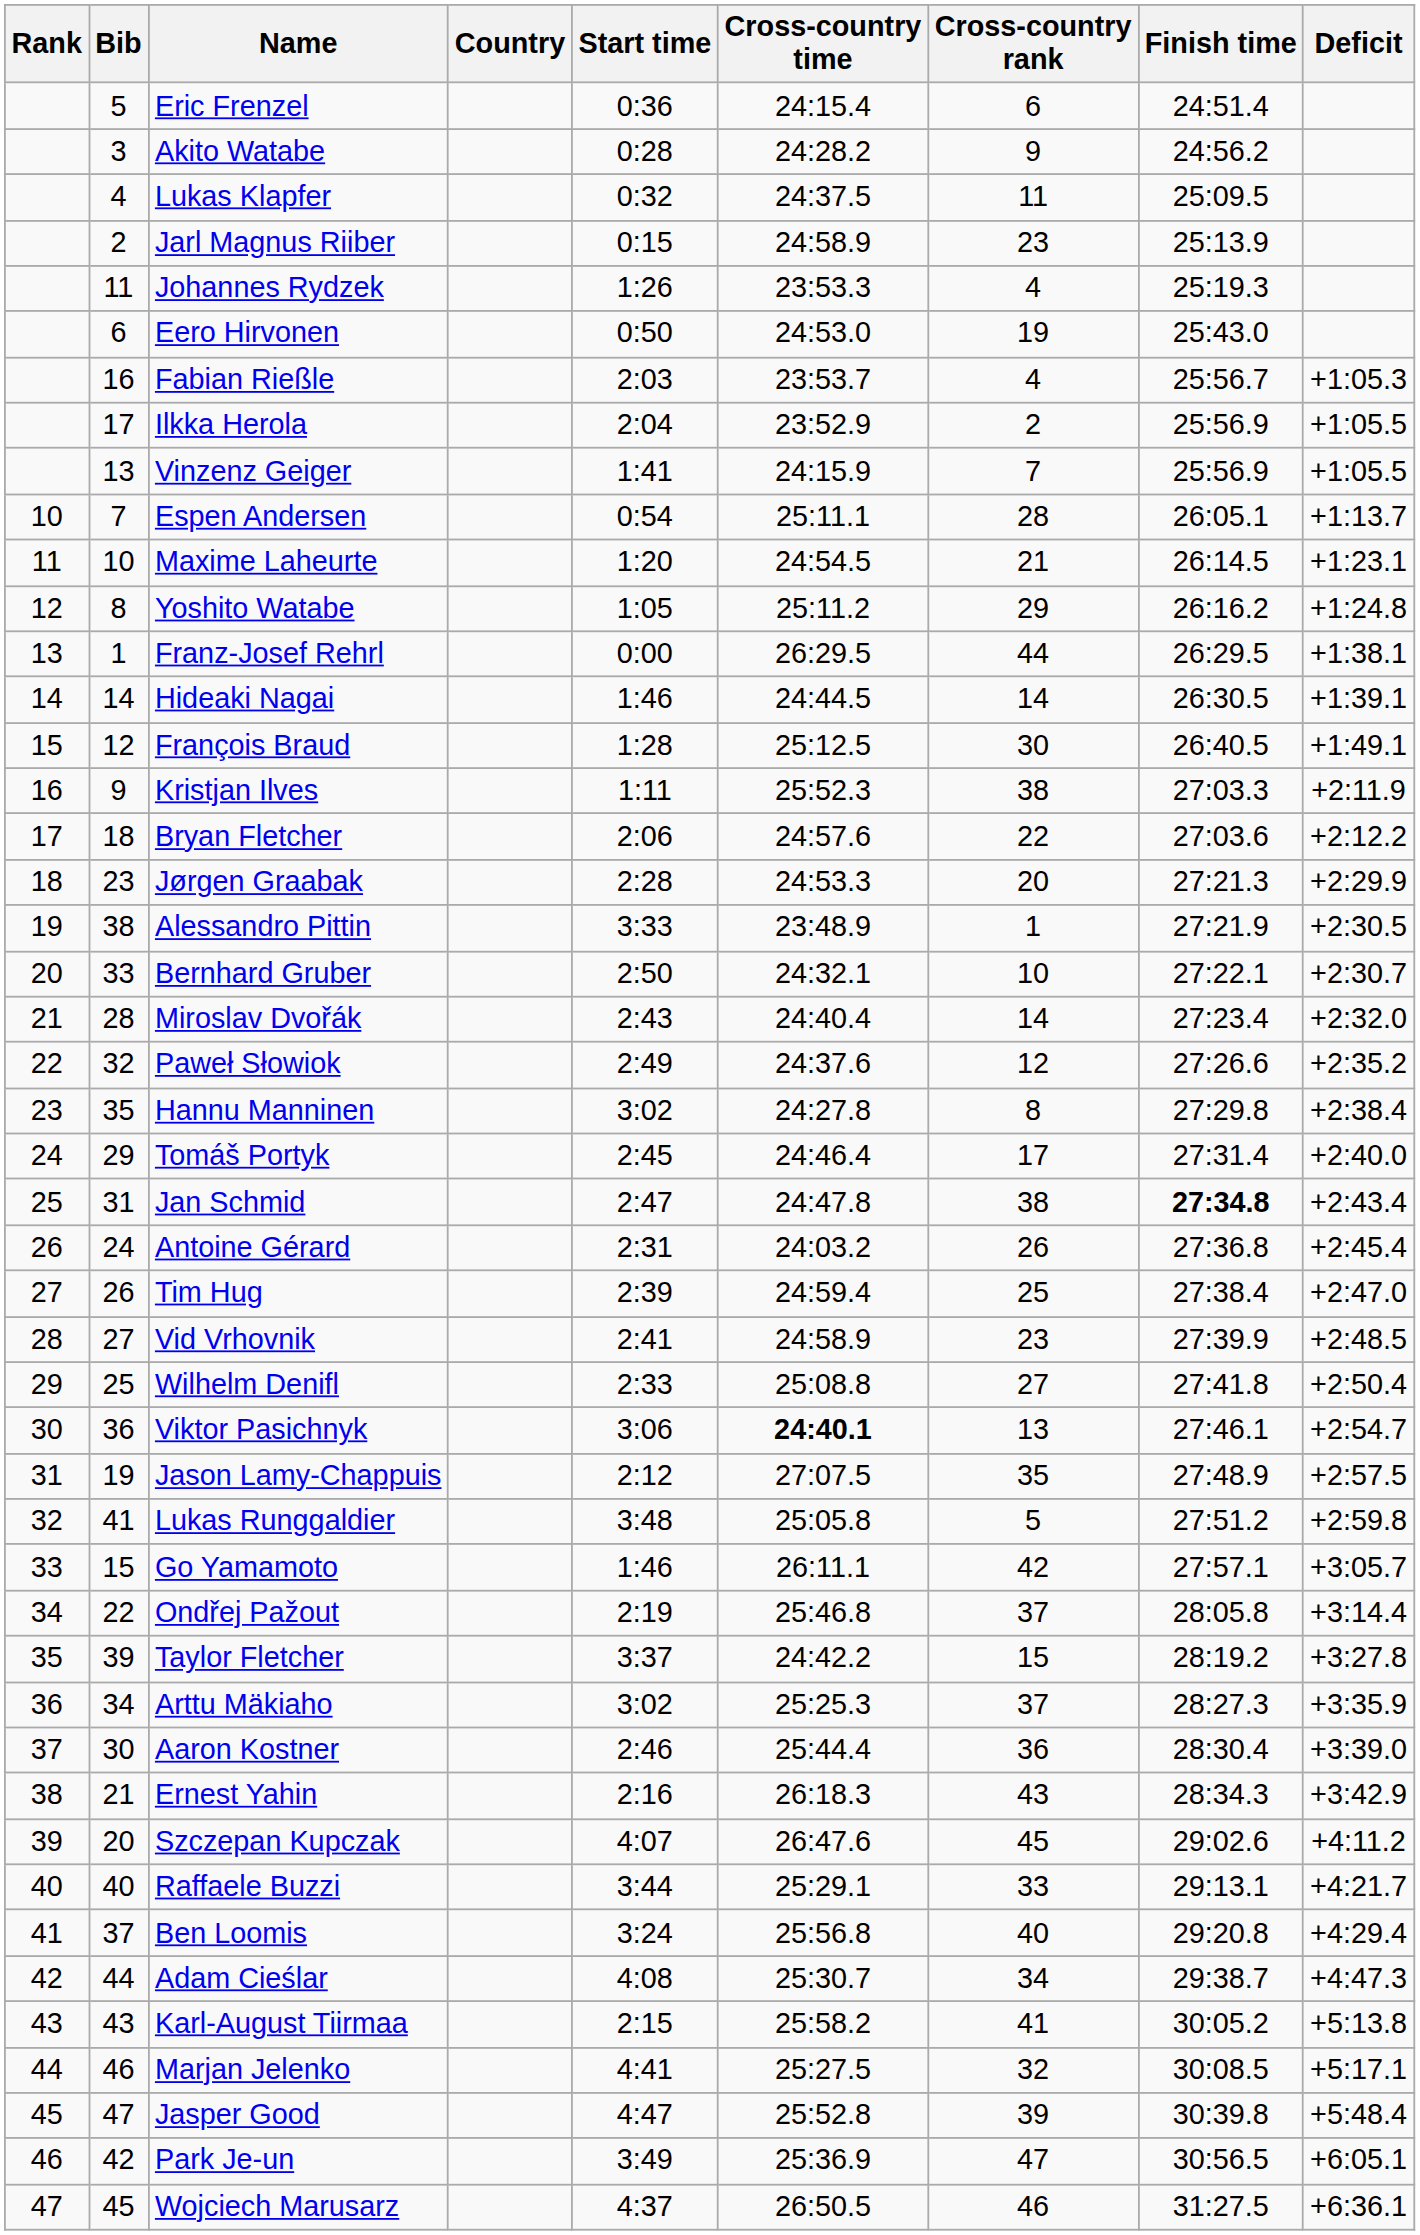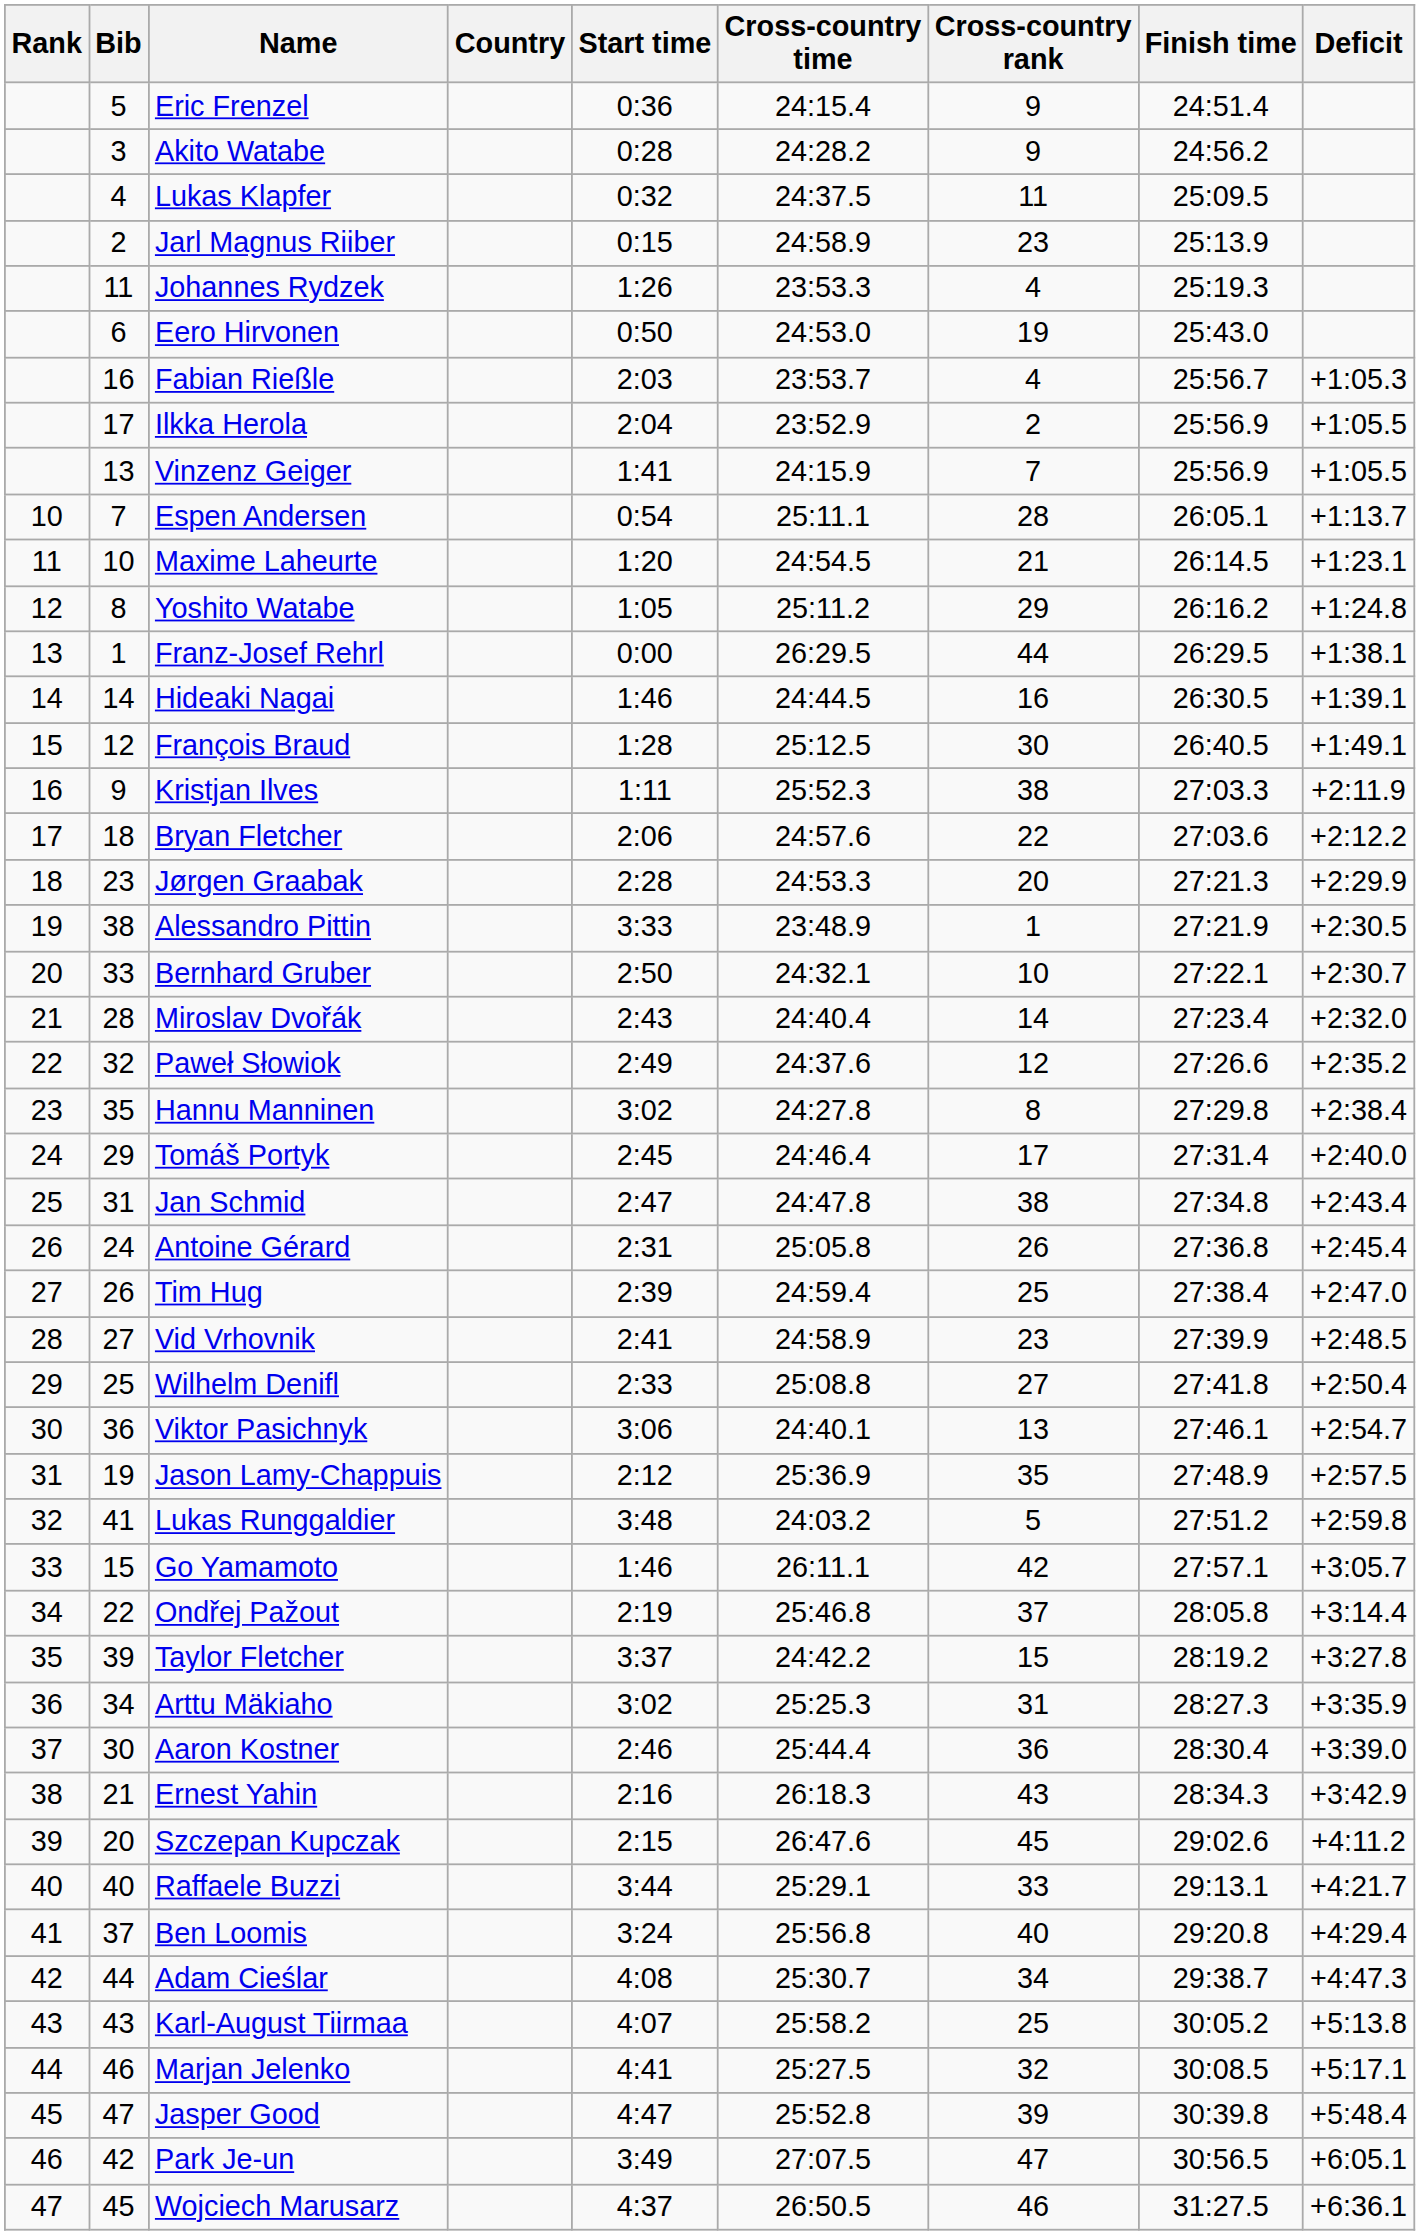(1033, 105) 6 -> (1033, 105) 9
(1033, 699) 14 -> (1033, 699) 16
(1221, 1201) bold -> (1221, 1201) normal
(823, 1247) 24:03.2 -> (823, 1247) 25:05.8
(823, 1429) bold -> (823, 1429) normal
(823, 1475) 27:07.5 -> (823, 1475) 25:36.9
(823, 1521) 25:05.8 -> (823, 1521) 24:03.2
(1033, 1704) 37 -> (1033, 1704) 31
(645, 1841) 4:07 -> (645, 1841) 2:15
(645, 2023) 2:15 -> (645, 2023) 4:07
(1033, 2023) 41 -> (1033, 2023) 25
(823, 2160) 25:36.9 -> (823, 2160) 27:07.5
